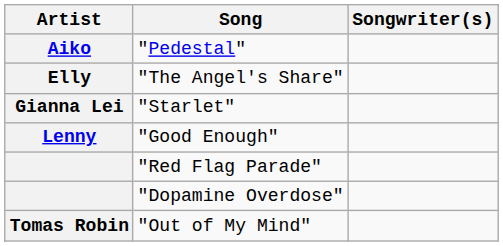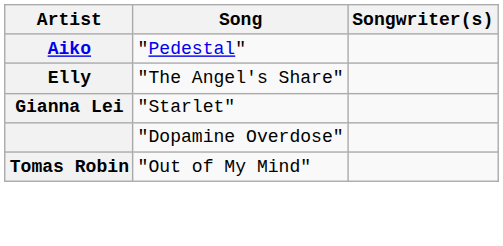- row: (208, 137)
- row: (230, 167)
